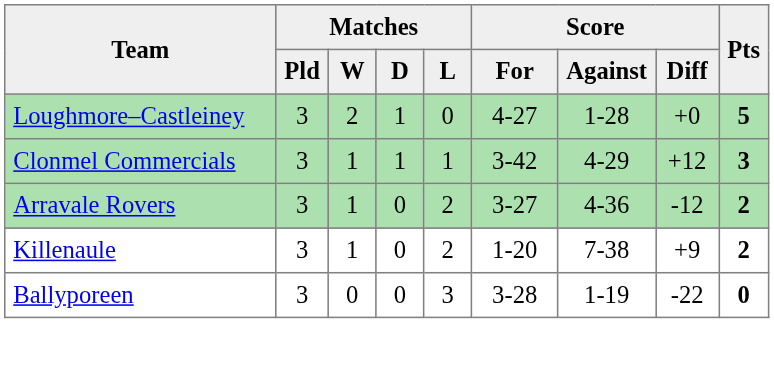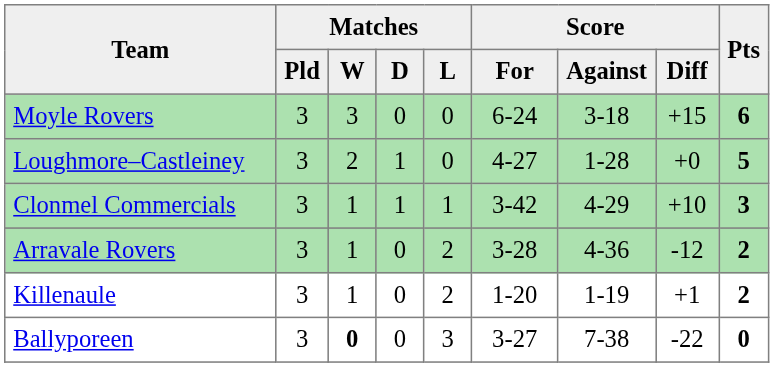+ row: (83, 116)
(687, 160) +12 -> (687, 205) +10
(515, 205) 3-27 -> (515, 250) 3-28
(607, 250) 7-38 -> (607, 294) 1-19
(687, 250) +9 -> (687, 294) +1
(352, 294) normal -> (352, 339) bold
(515, 294) 3-28 -> (515, 339) 3-27
(607, 294) 1-19 -> (607, 339) 7-38
